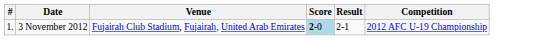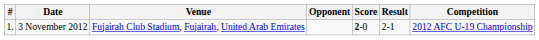+ column: (330, 12)
(315, 27) lightblue background -> (361, 27) no background
